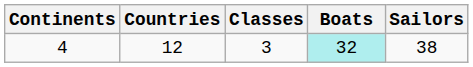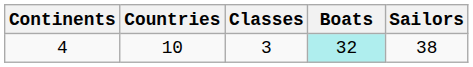(172, 48) 12 -> (172, 48) 10
